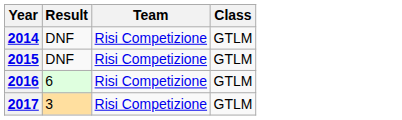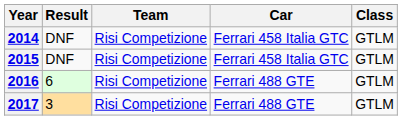+ column: (281, 16)
